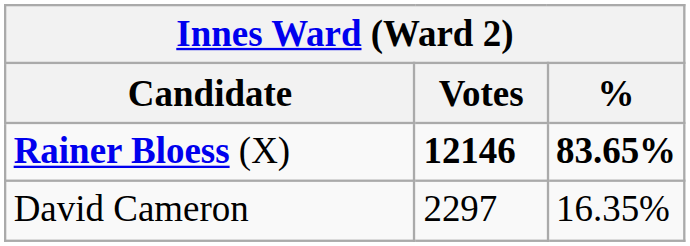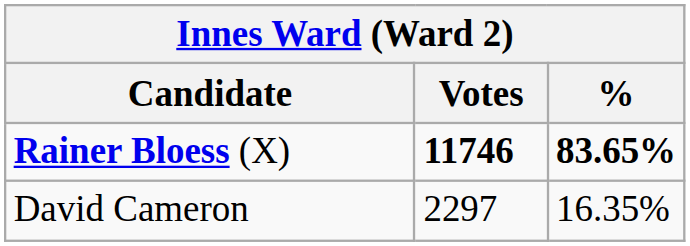(470, 151) 12146 -> (469, 151) 11746
